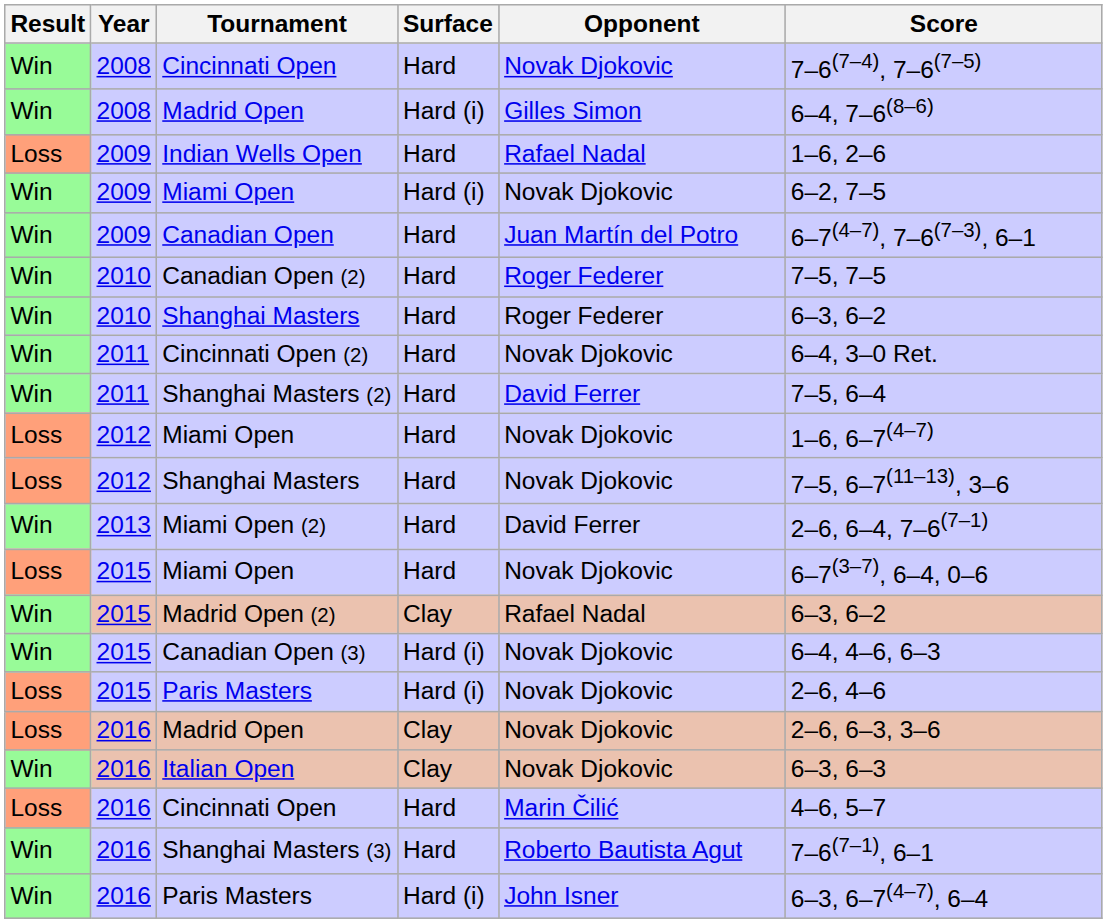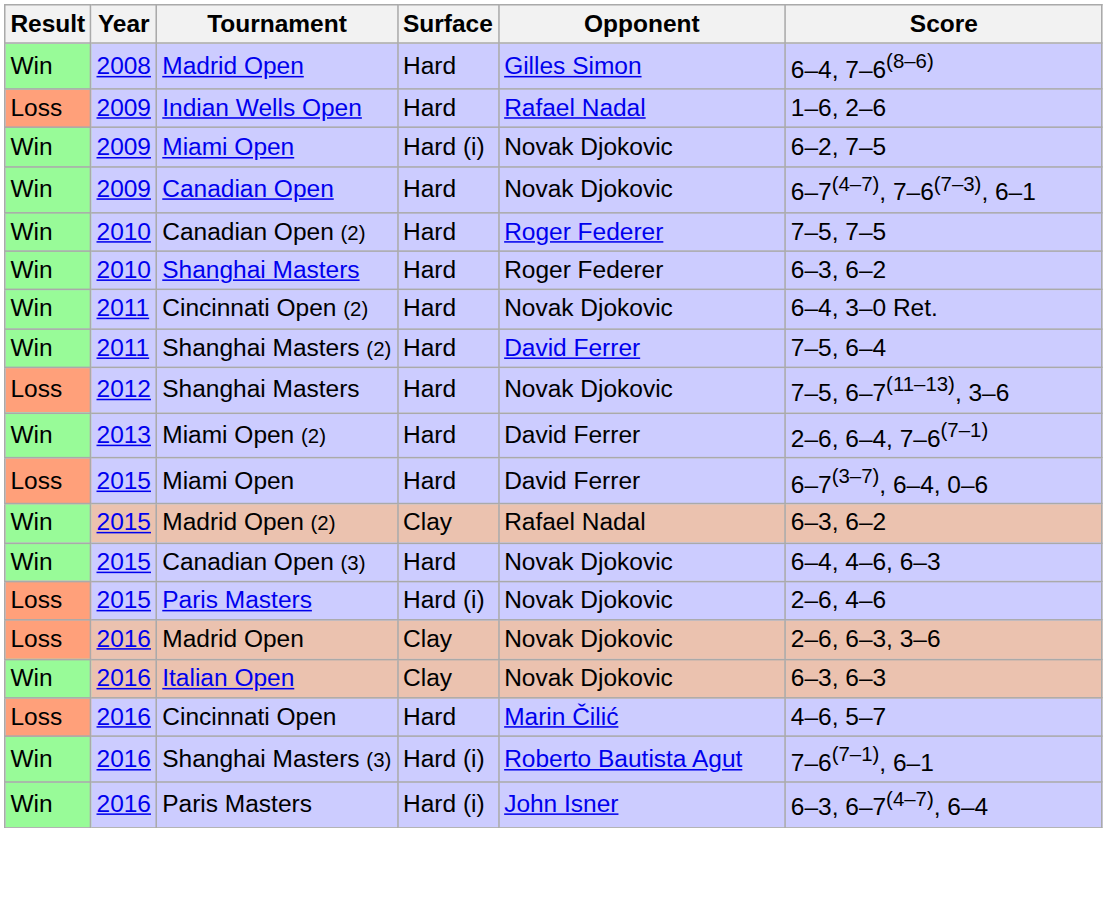- row: (124, 66)
(444, 111) Hard (i) -> (430, 66) Hard
(621, 234) Juan Martín del Potro -> (588, 189) Novak Djokovic
- row: (124, 435)
(588, 571) Novak Djokovic -> (572, 480) David Ferrer
(444, 652) Hard (i) -> (430, 561) Hard
(430, 850) Hard -> (444, 759) Hard (i)
